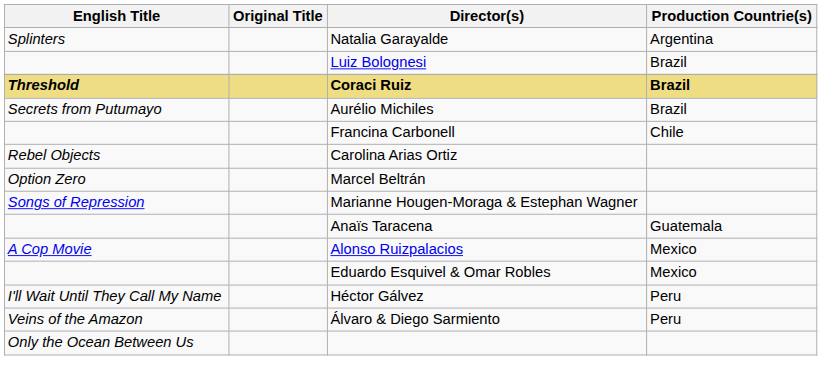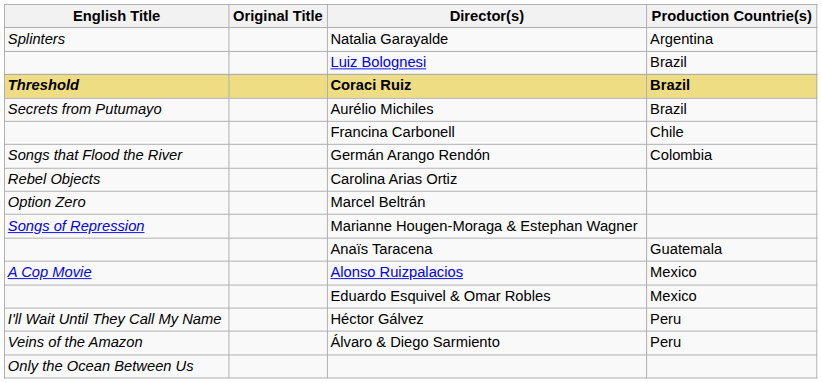+ row: (95, 156)
